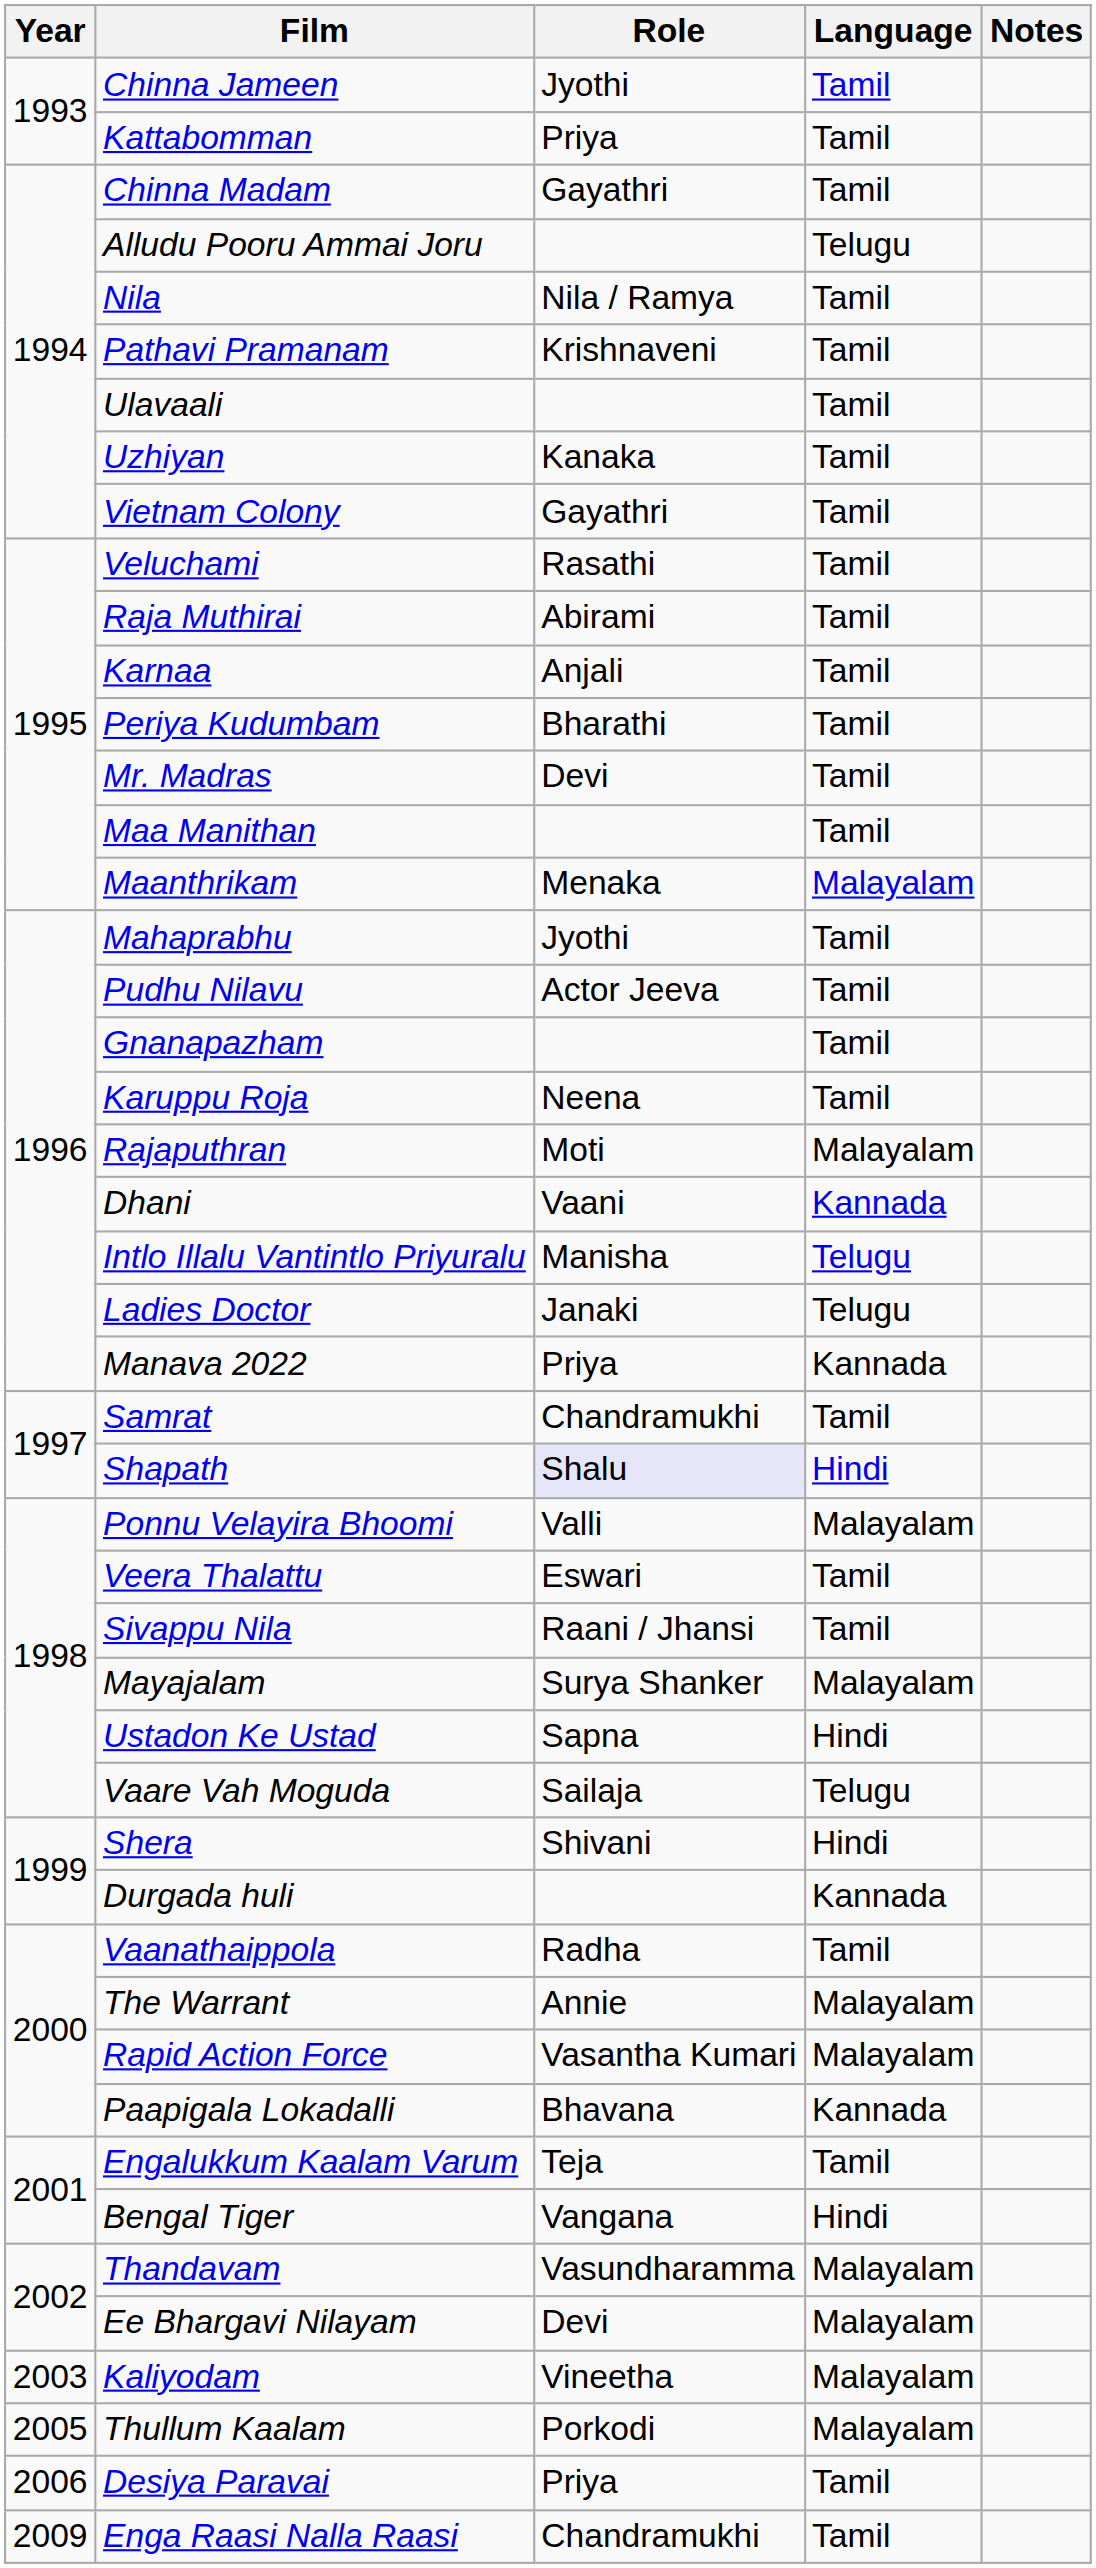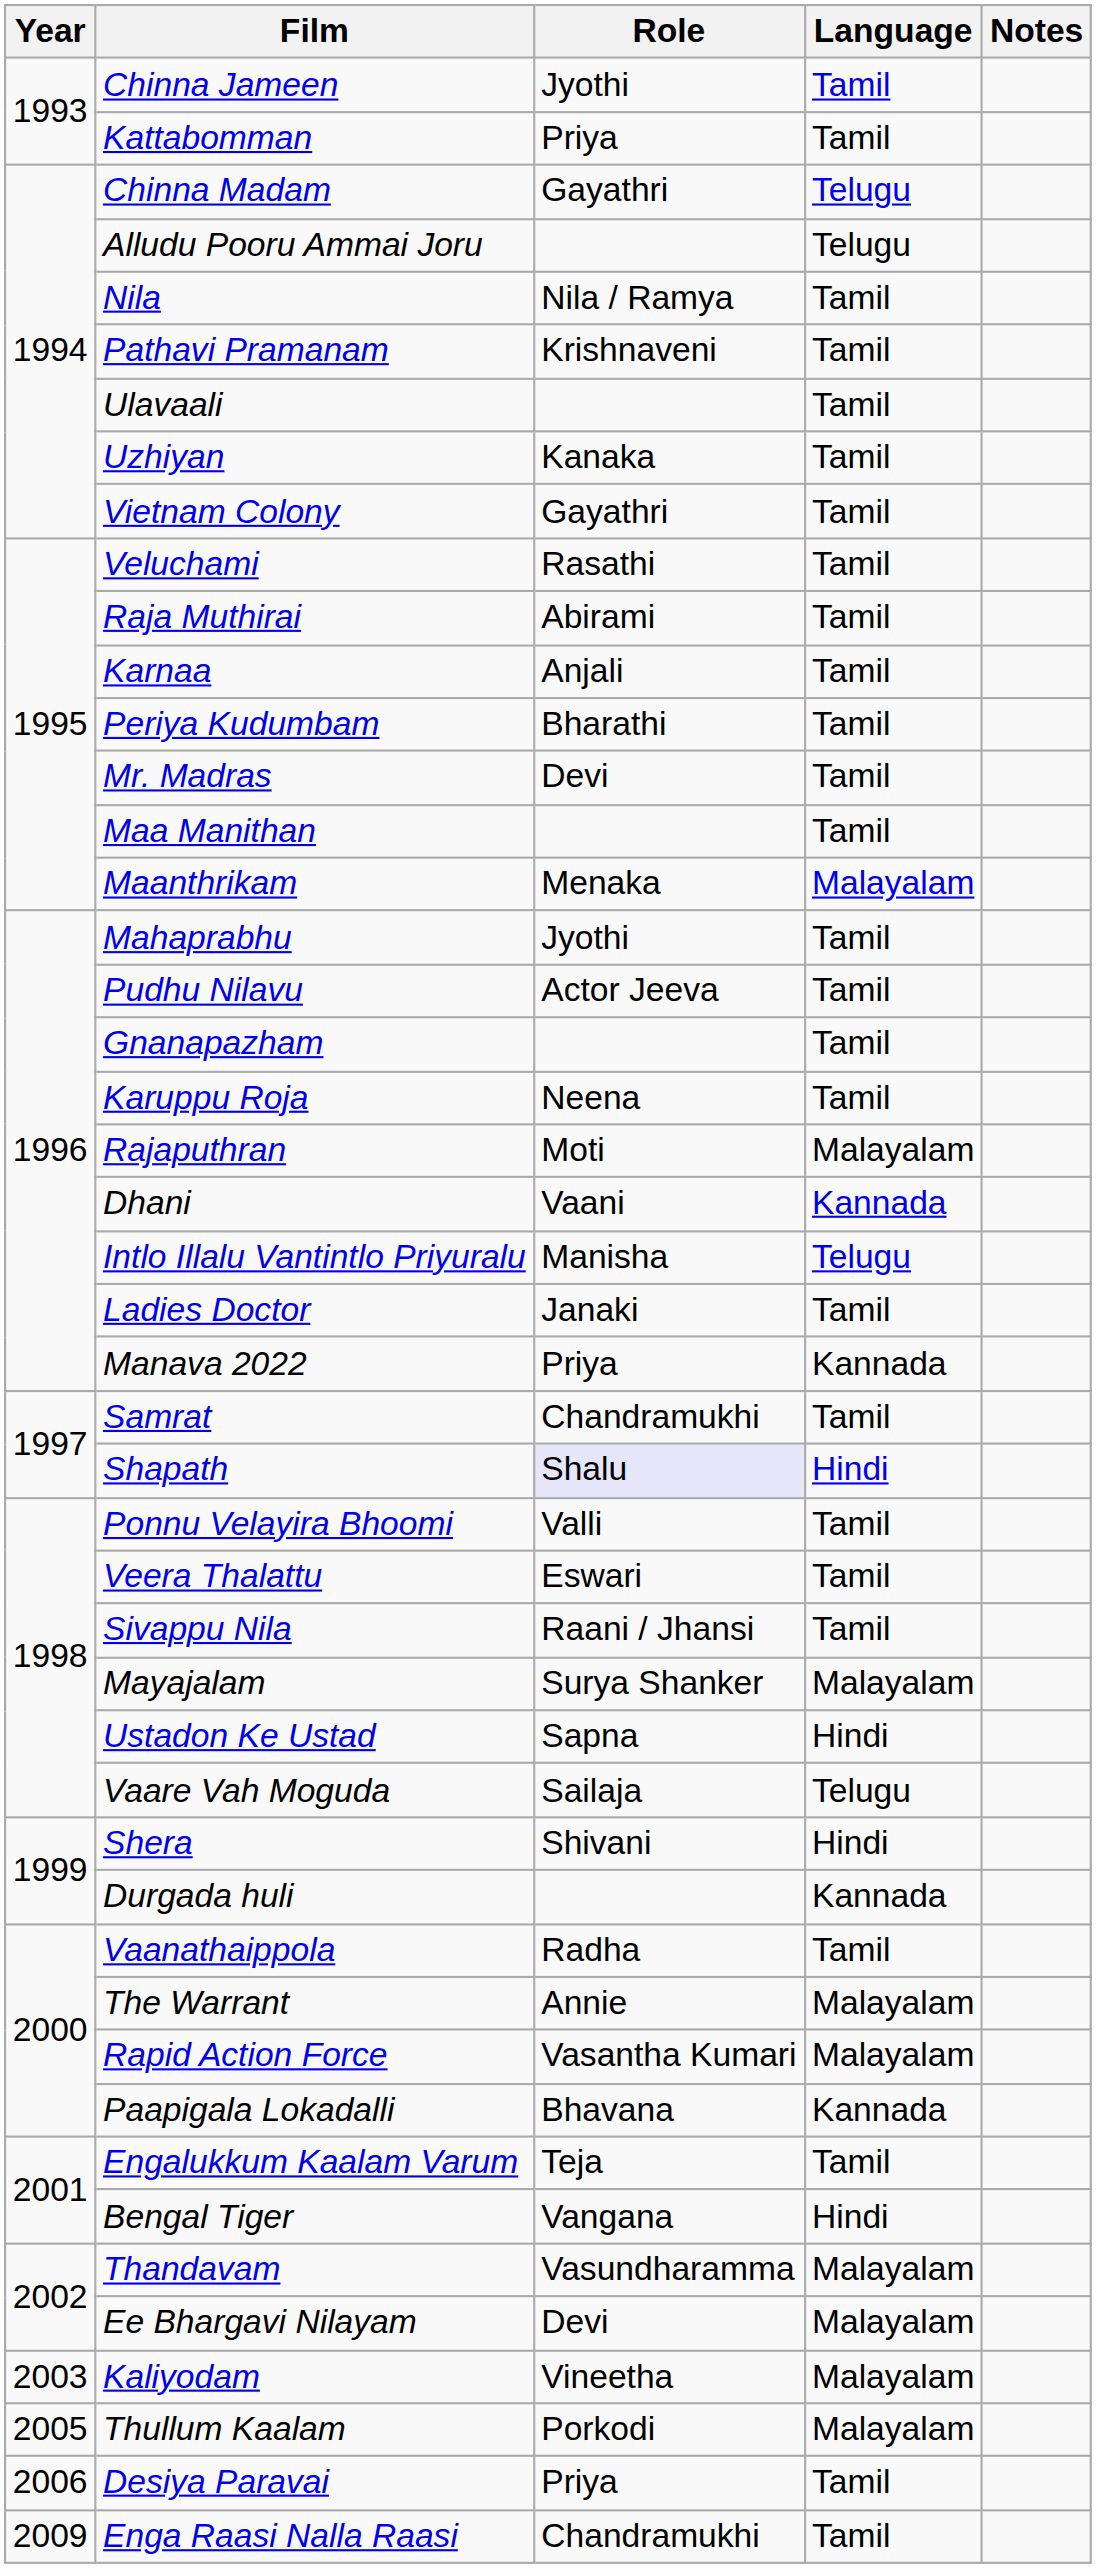(851, 191) Tamil -> (861, 191) Telugu
(861, 1310) Telugu -> (851, 1310) Tamil
(893, 1523) Malayalam -> (851, 1523) Tamil
